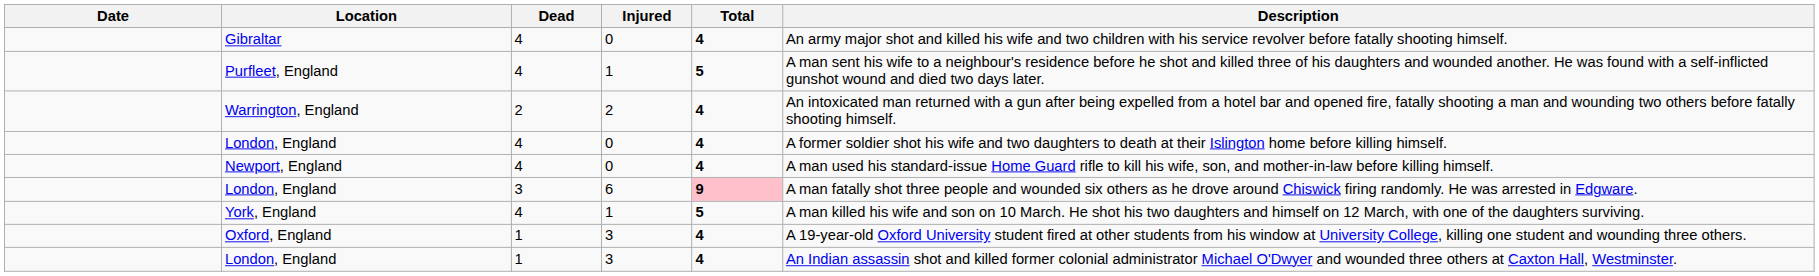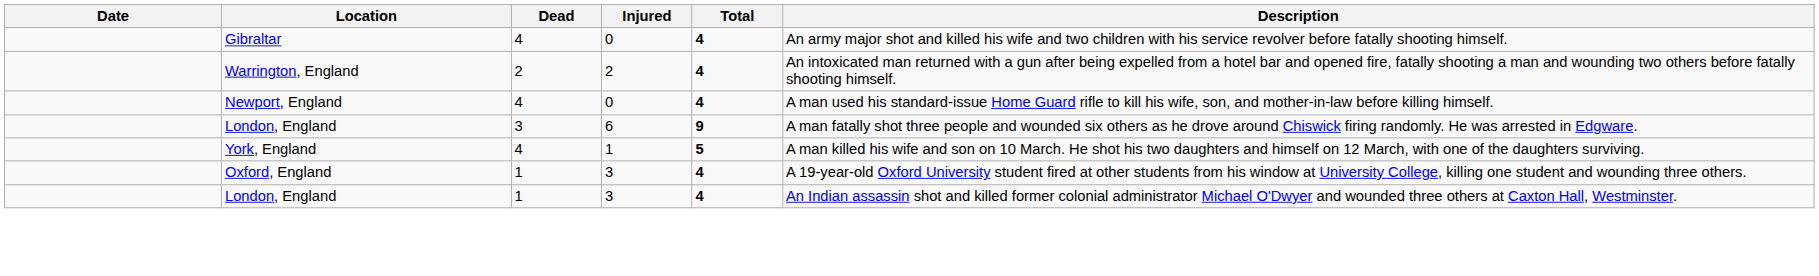- row: (281, 71)
- row: (281, 142)
(700, 189) pink background -> (700, 126) no background
